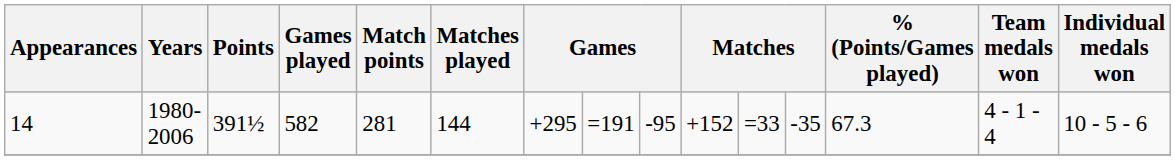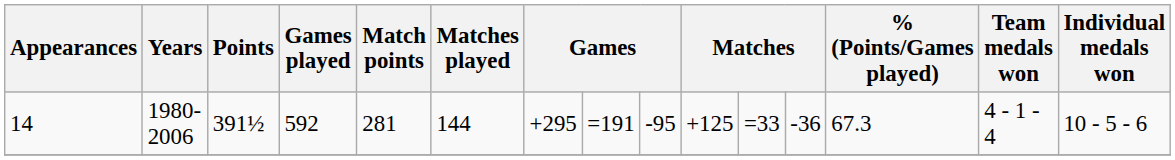(302, 123) 582 -> (302, 123) 592
(710, 123) +152 -> (710, 123) +125
(806, 123) -35 -> (806, 123) -36
